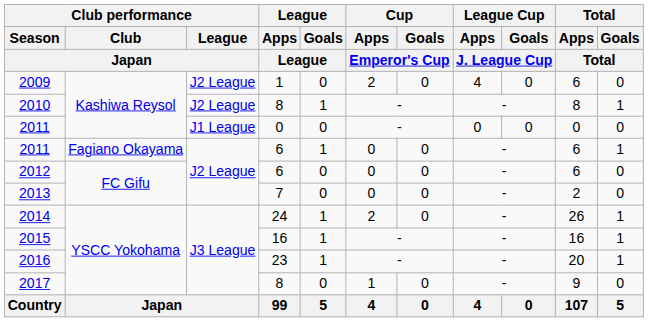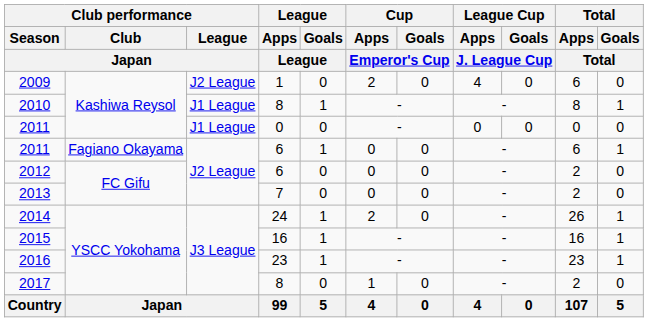(223, 104) J2 League -> (223, 104) J1 League
(576, 171) 6 -> (576, 171) 2
(576, 261) 20 -> (576, 261) 23
(576, 283) 9 -> (576, 283) 2
